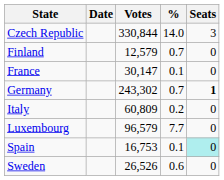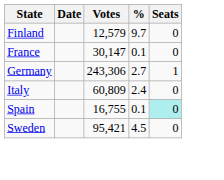- row: (45, 33)
(177, 52) 0.7 -> (139, 33) 9.7
(138, 90) 243,302 -> (106, 71) 243,306
(177, 90) 0.7 -> (139, 71) 2.7
(213, 90) bold -> (176, 71) normal
(177, 109) 0.2 -> (139, 90) 2.4
- row: (38, 128)
(141, 147) 16,753 -> (109, 109) 16,755
(141, 166) 26,526 -> (109, 128) 95,421
(177, 166) 0.6 -> (139, 128) 4.5
